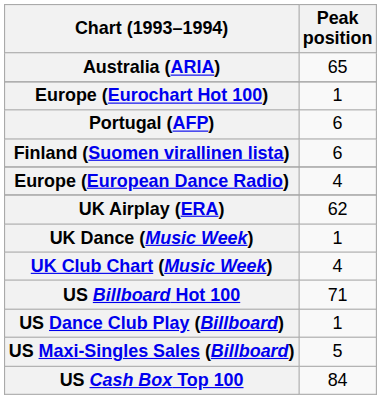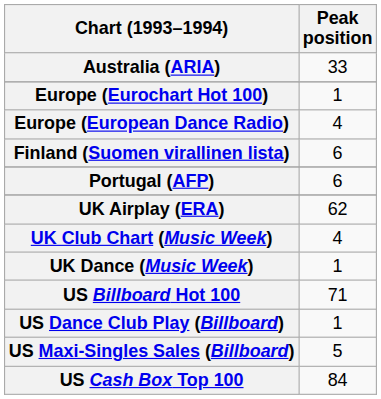(338, 67) 65 -> (338, 67) 33
rows swapped: (152, 180) <-> (152, 124)
rows swapped: (152, 237) <-> (152, 266)
